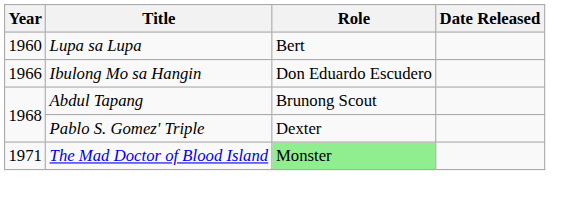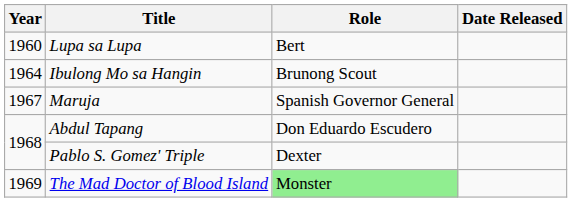(25, 73) 1966 -> (25, 73) 1964
(354, 73) Don Eduardo Escudero -> (326, 73) Brunong Scout
+ row: (75, 101)
(326, 101) Brunong Scout -> (354, 128) Don Eduardo Escudero
(25, 156) 1971 -> (25, 183) 1969
